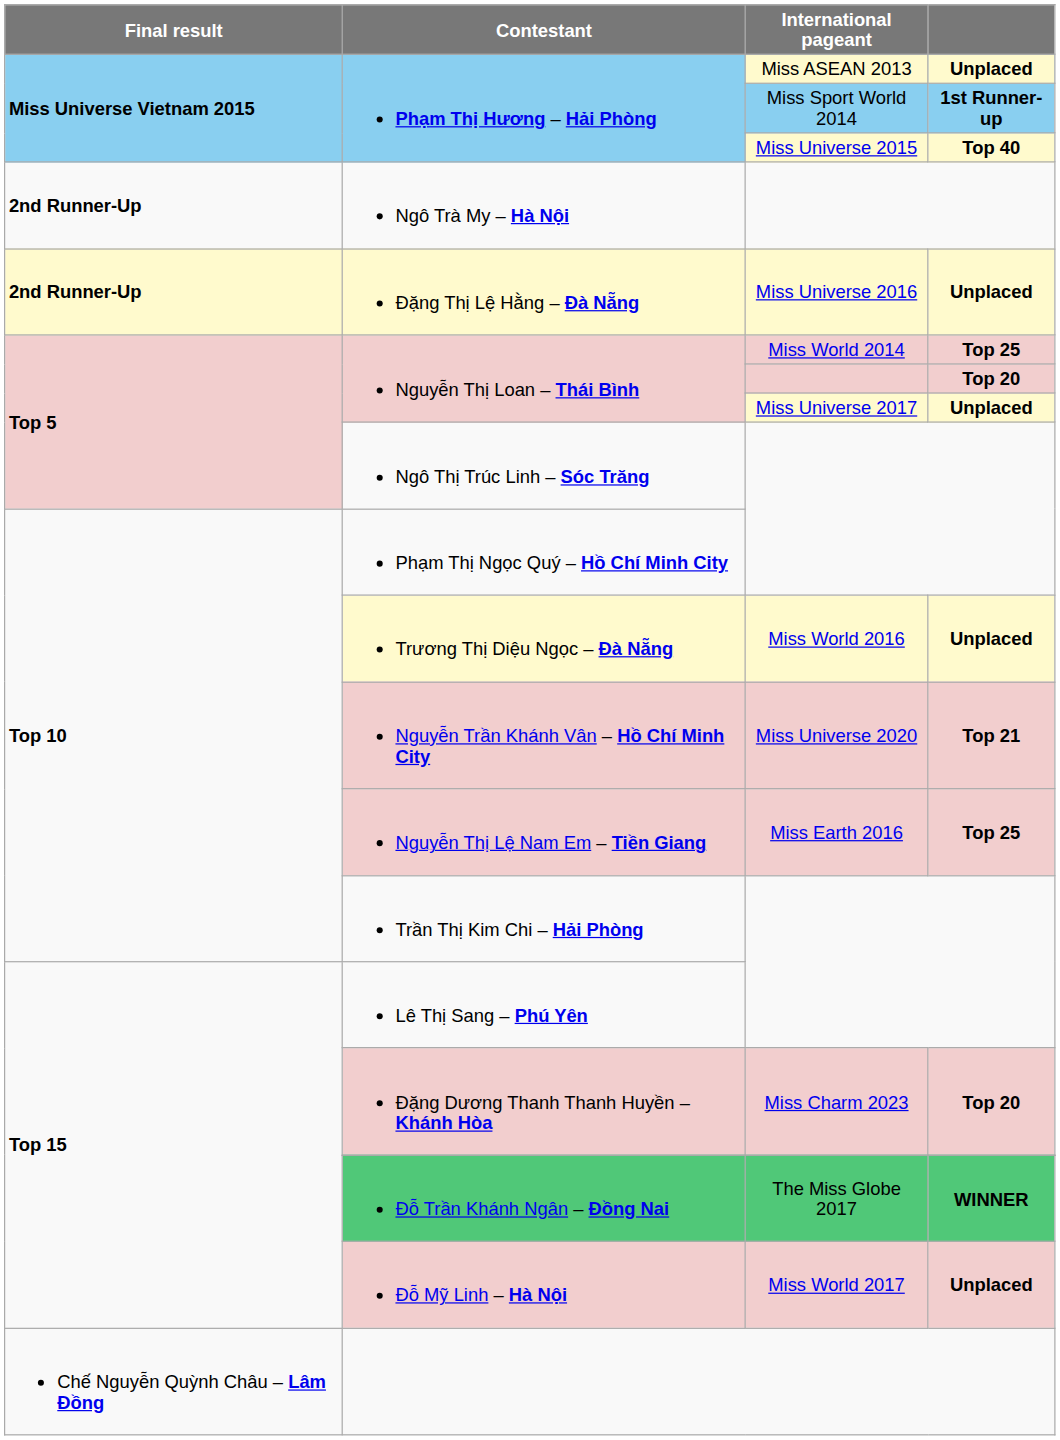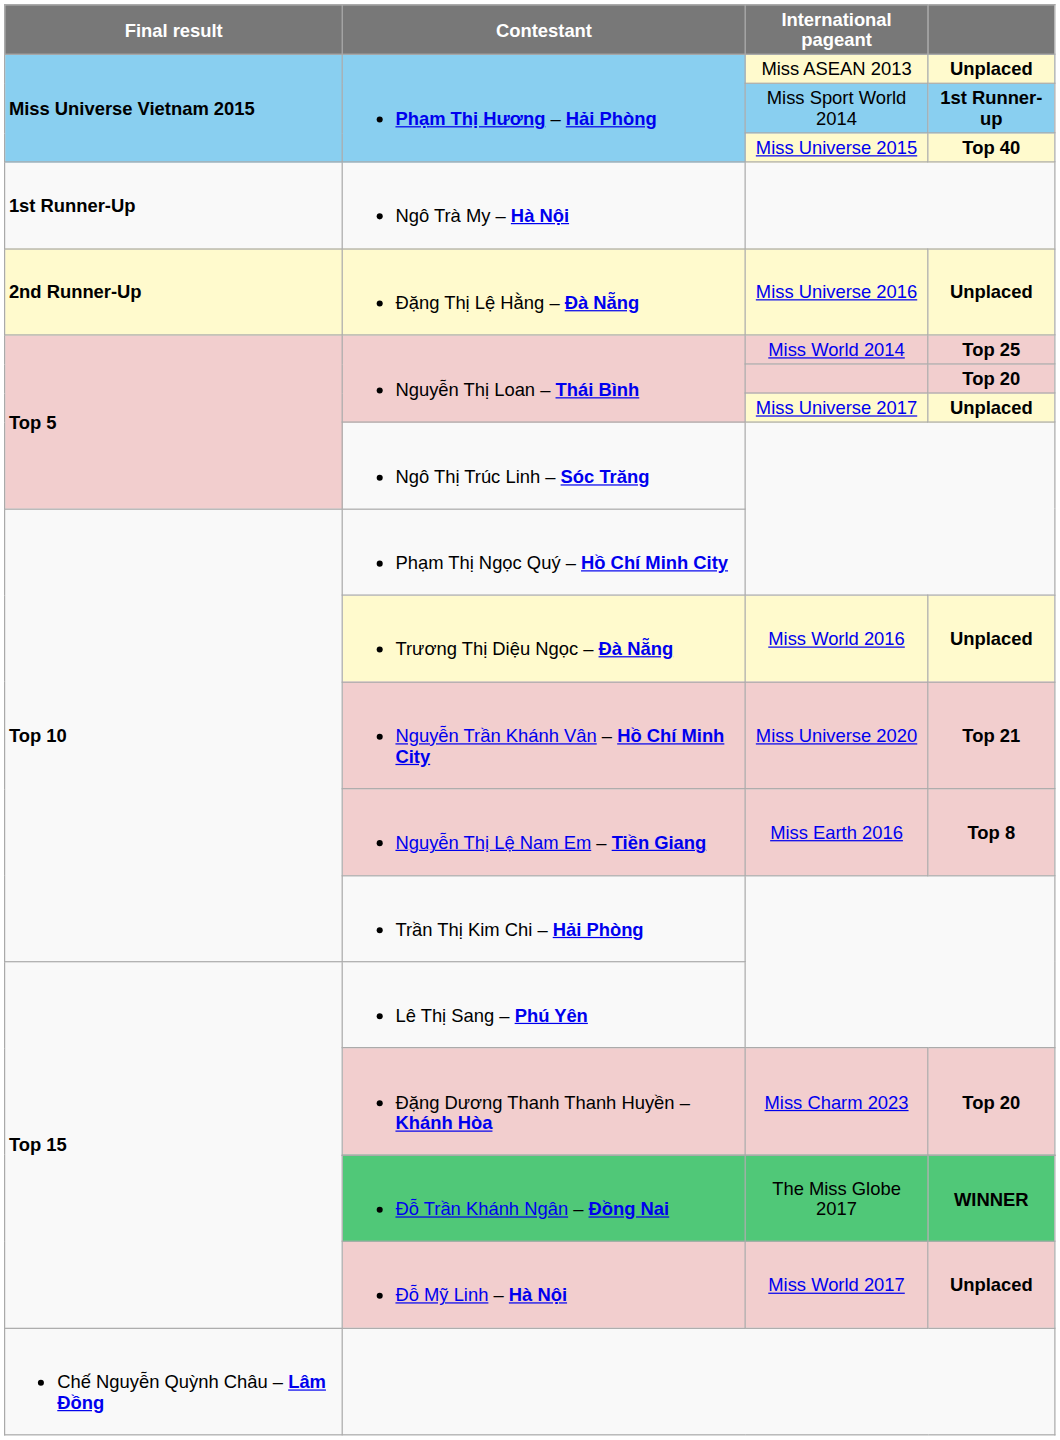(75, 206) 2nd Runner-Up -> (72, 206) 1st Runner-Up
(991, 832) Top 25 -> (991, 832) Top 8
